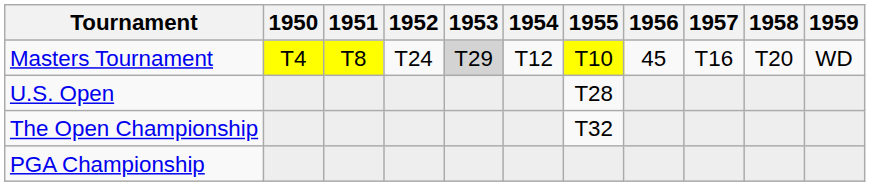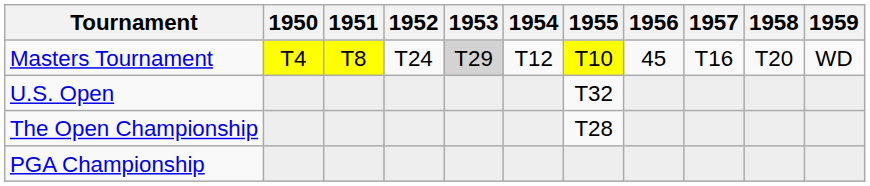(594, 93) T28 -> (594, 93) T32
(594, 129) T32 -> (594, 129) T28
